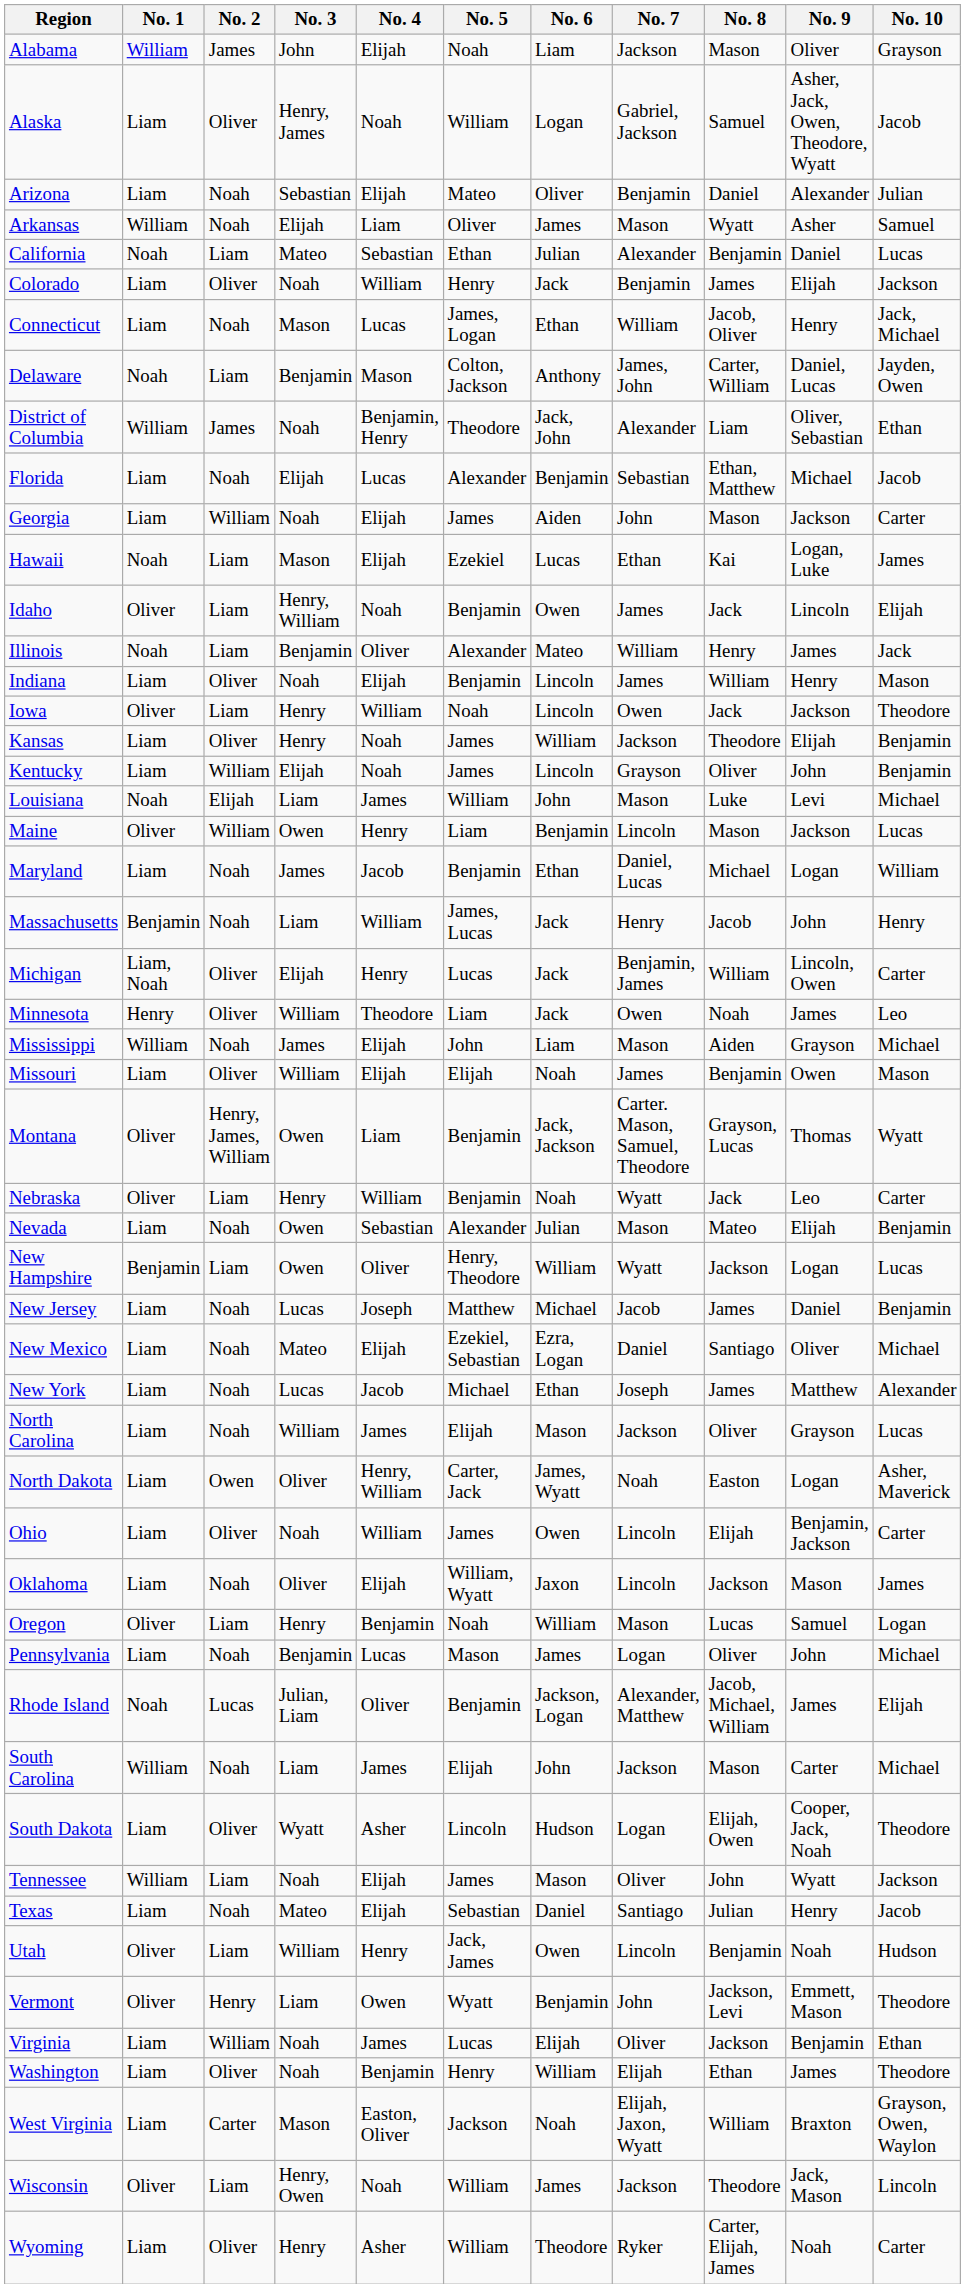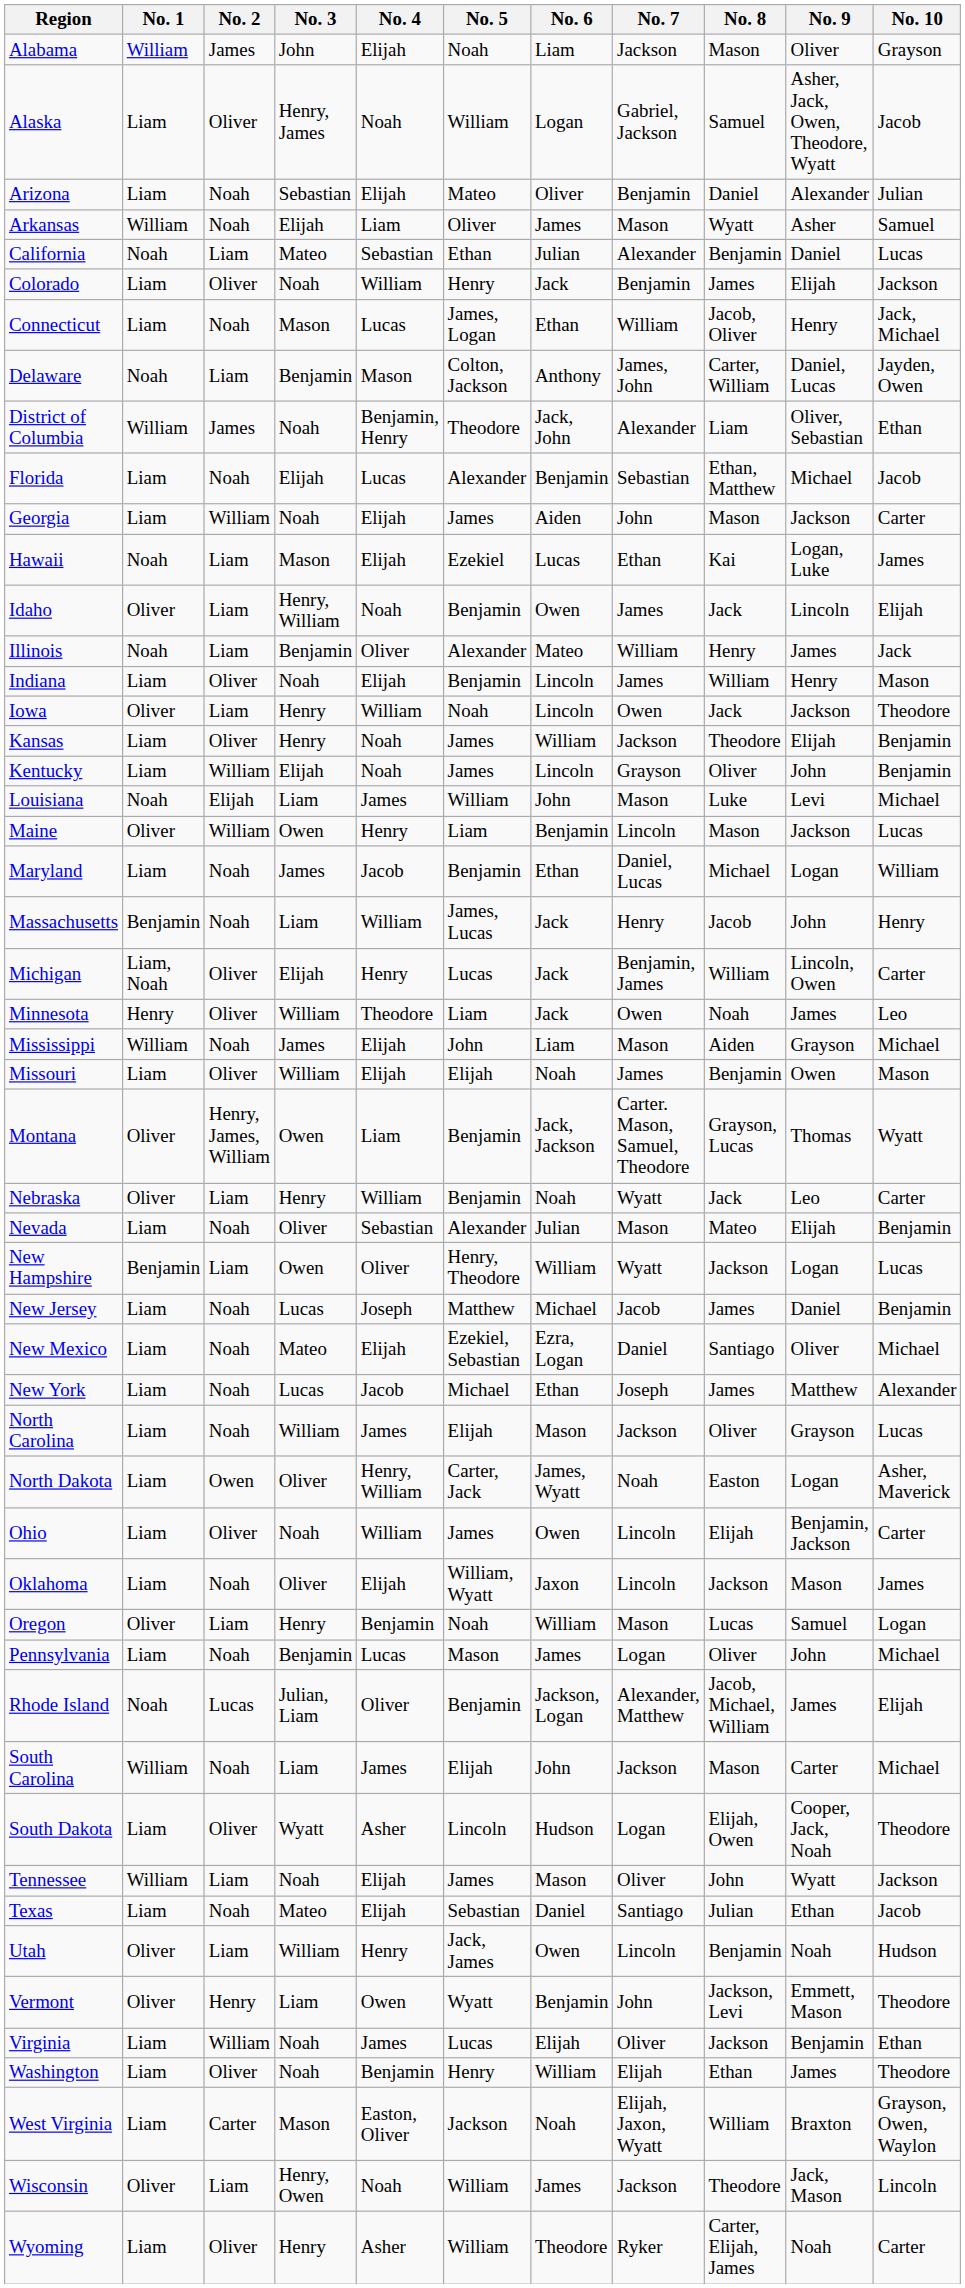(301, 1227) Owen -> (303, 1227) Oliver
(814, 1910) Henry -> (813, 1910) Ethan
